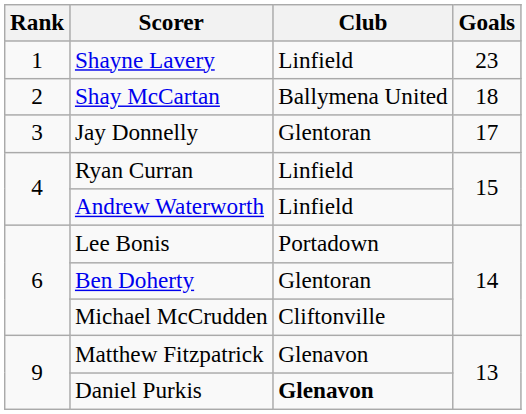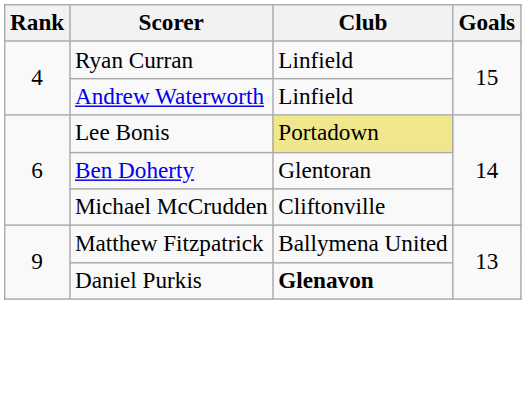- row: (145, 59)
- row: (147, 96)
- row: (136, 133)
(329, 243) no background -> (329, 133) khaki background
(323, 354) Glenavon -> (363, 243) Ballymena United
